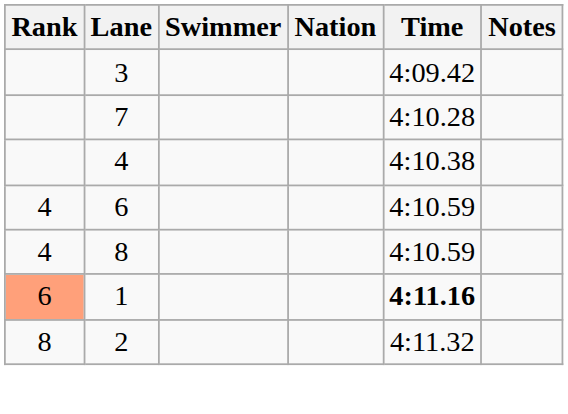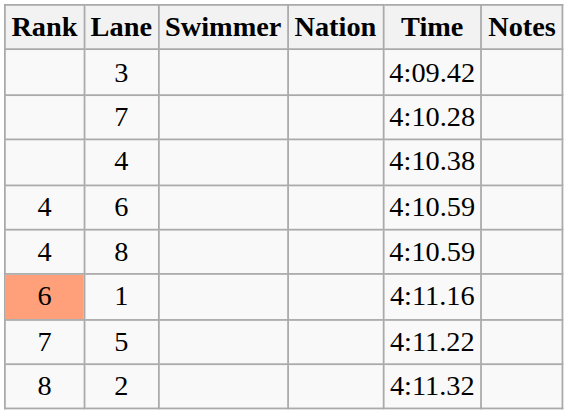(432, 296) bold -> (432, 296) normal
+ row: (121, 341)
